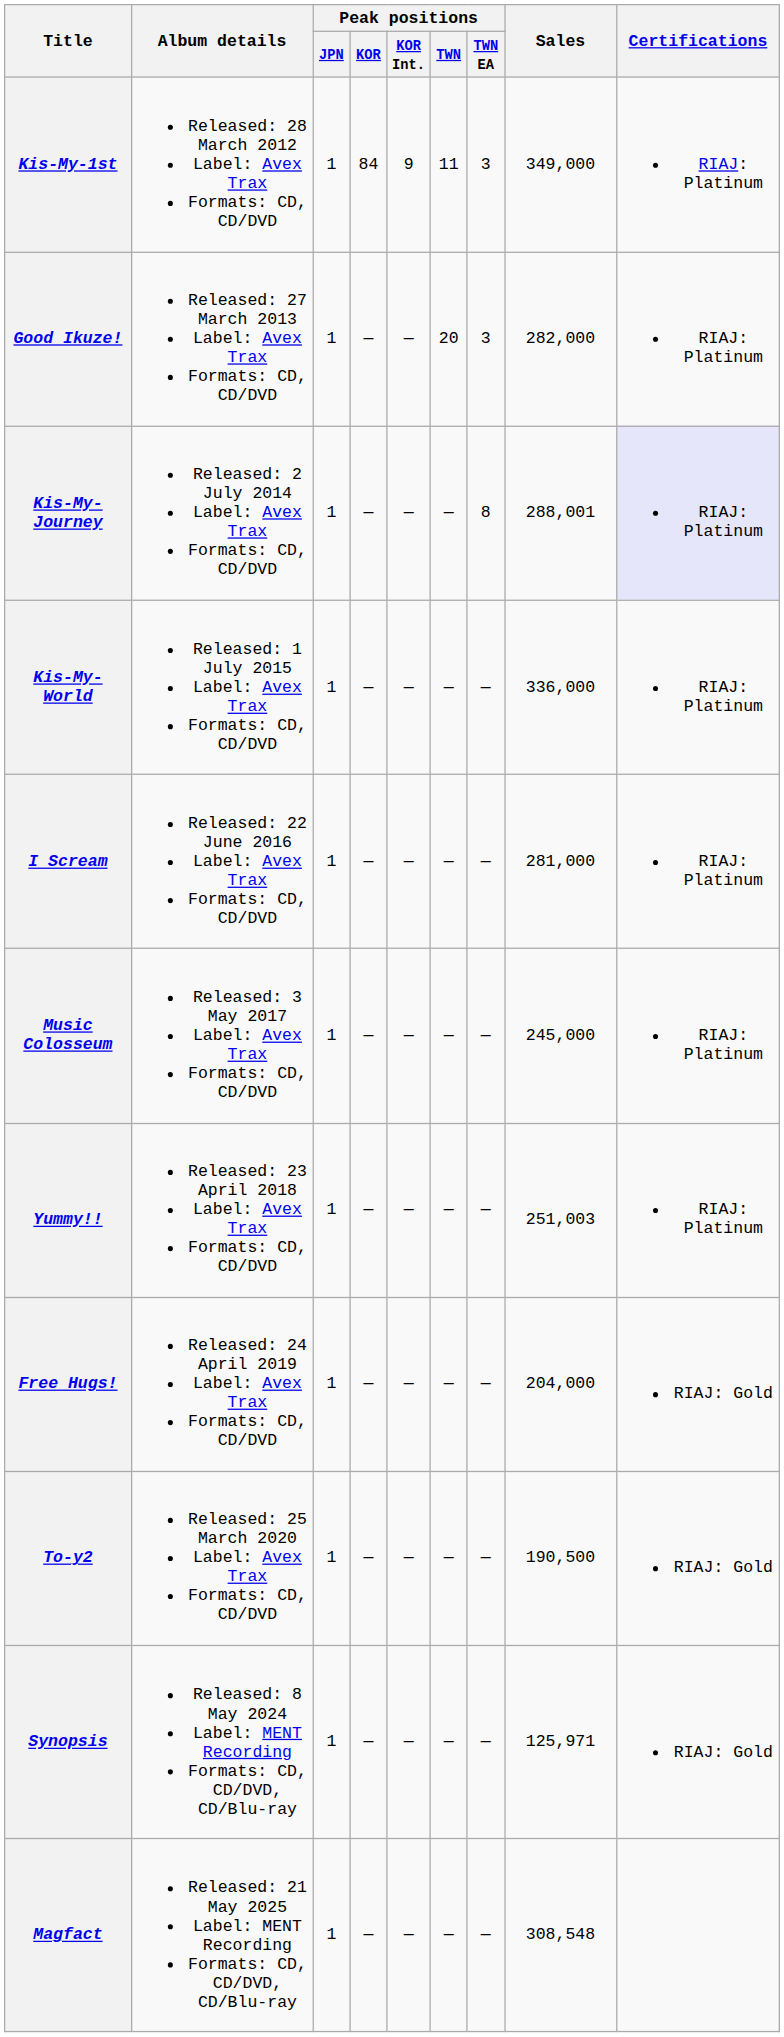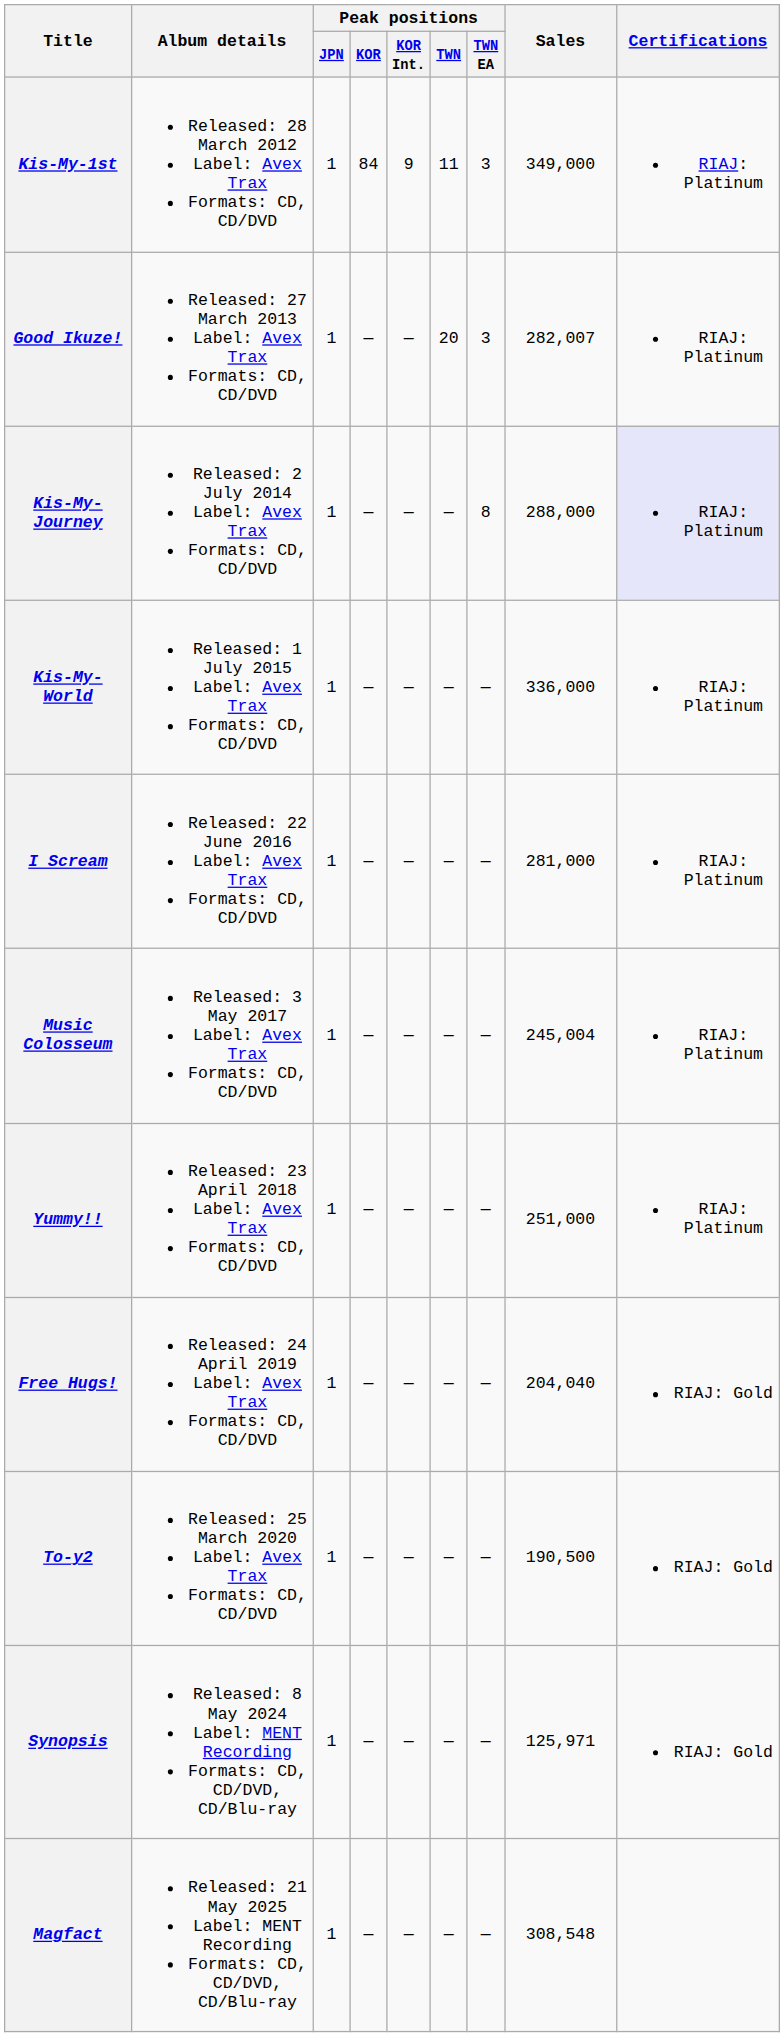(560, 339) 282,000 -> (560, 339) 282,007
(560, 513) 288,001 -> (560, 513) 288,000
(560, 1036) 245,000 -> (560, 1036) 245,004
(560, 1220) 251,003 -> (560, 1220) 251,000
(560, 1384) 204,000 -> (560, 1384) 204,040
